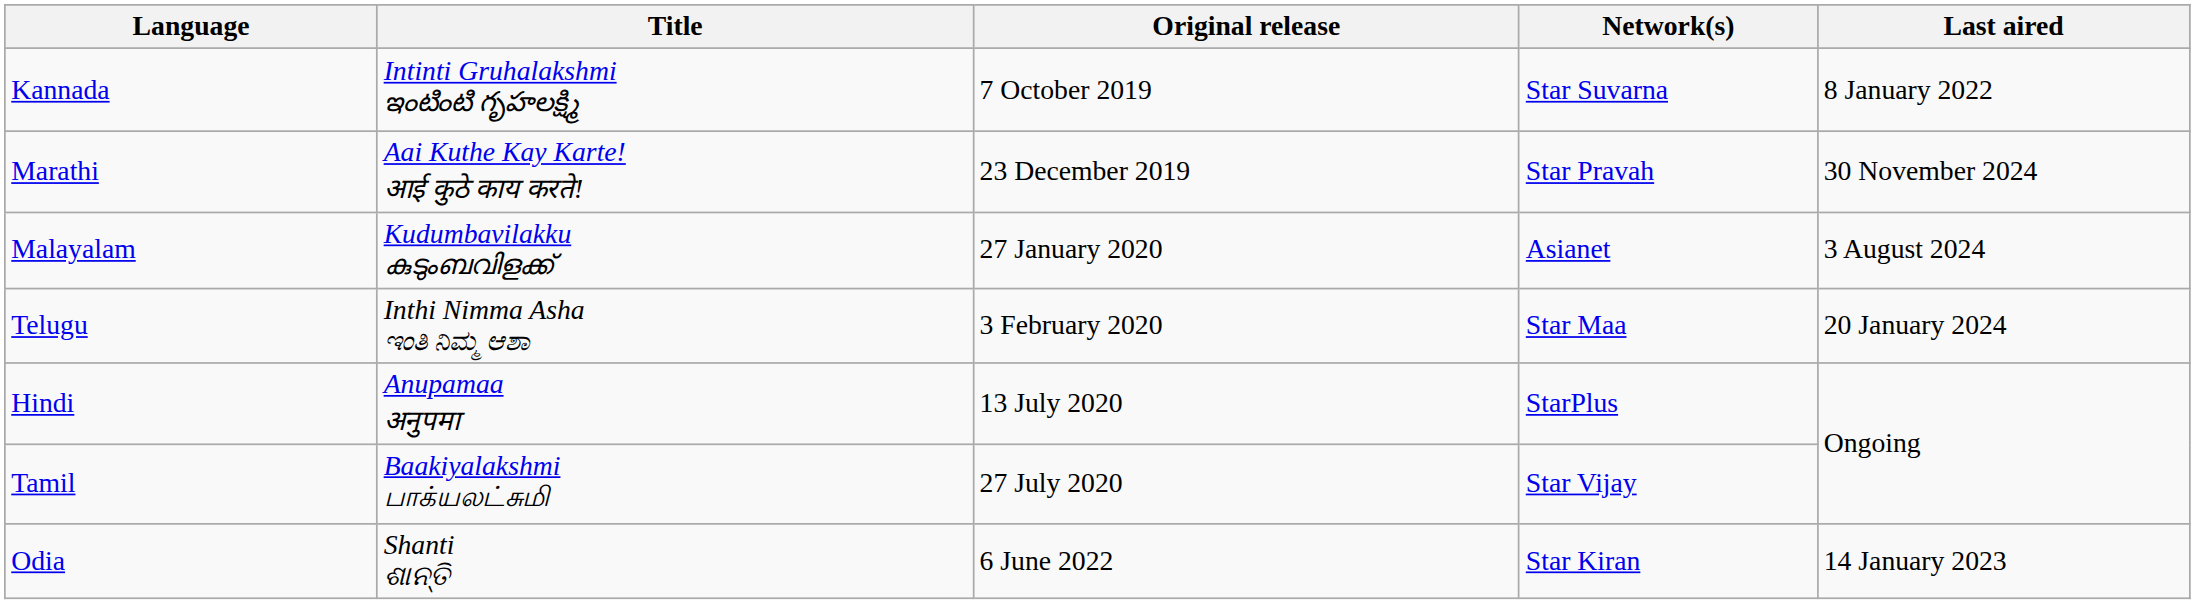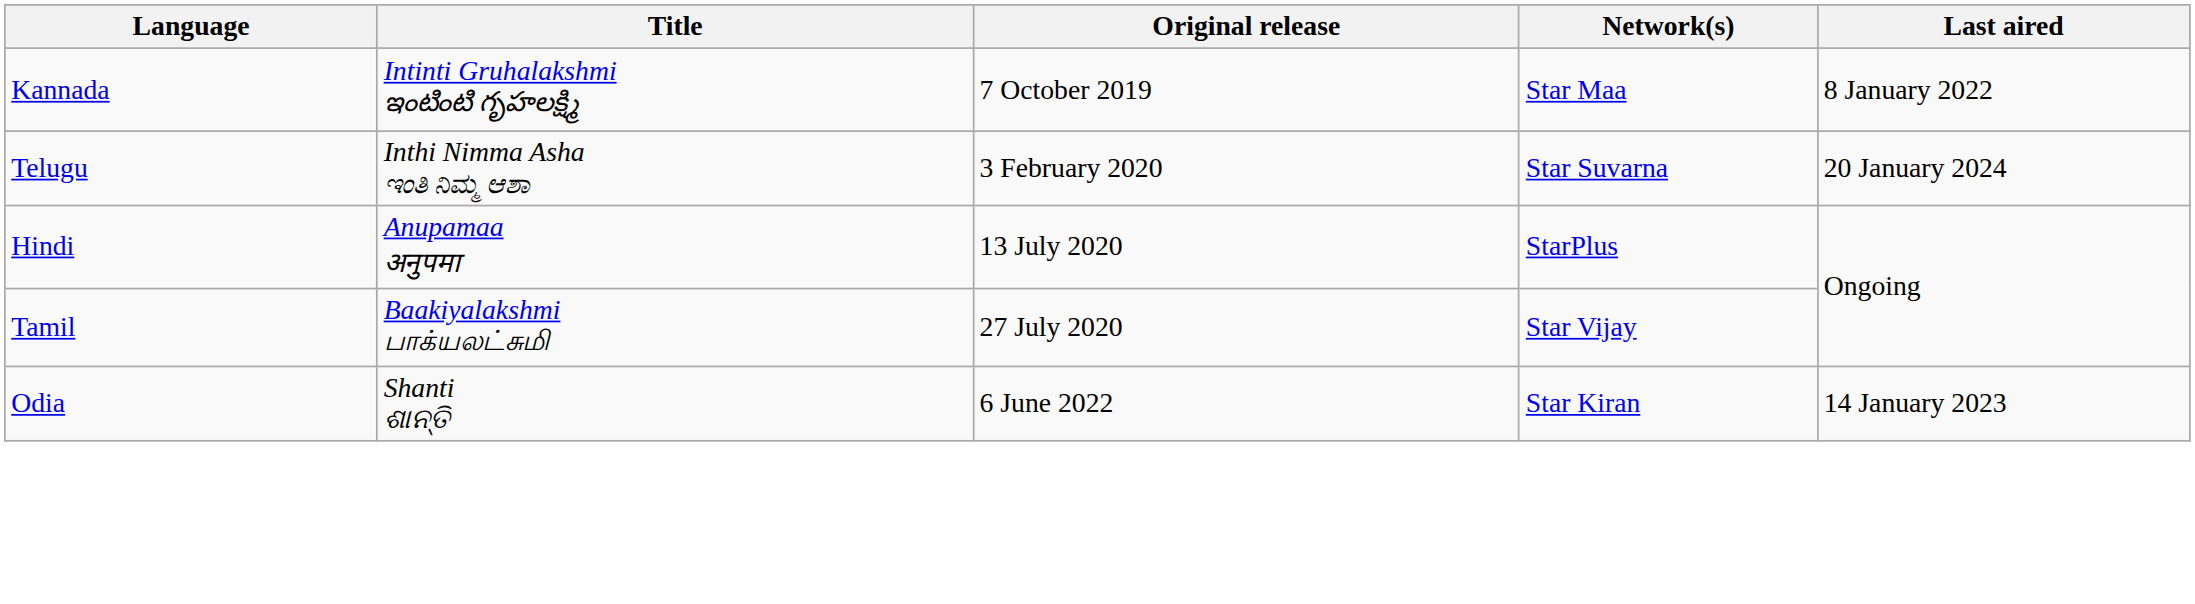(1597, 89) Star Suvarna -> (1576, 89) Star Maa
- row: (55, 171)
- row: (73, 249)
(1576, 324) Star Maa -> (1597, 167) Star Suvarna
